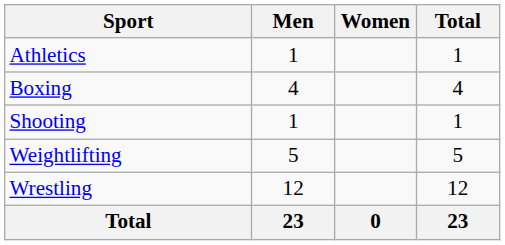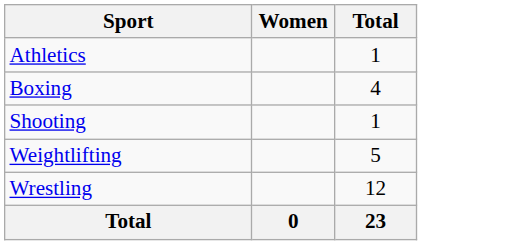- column: (293, 21)
